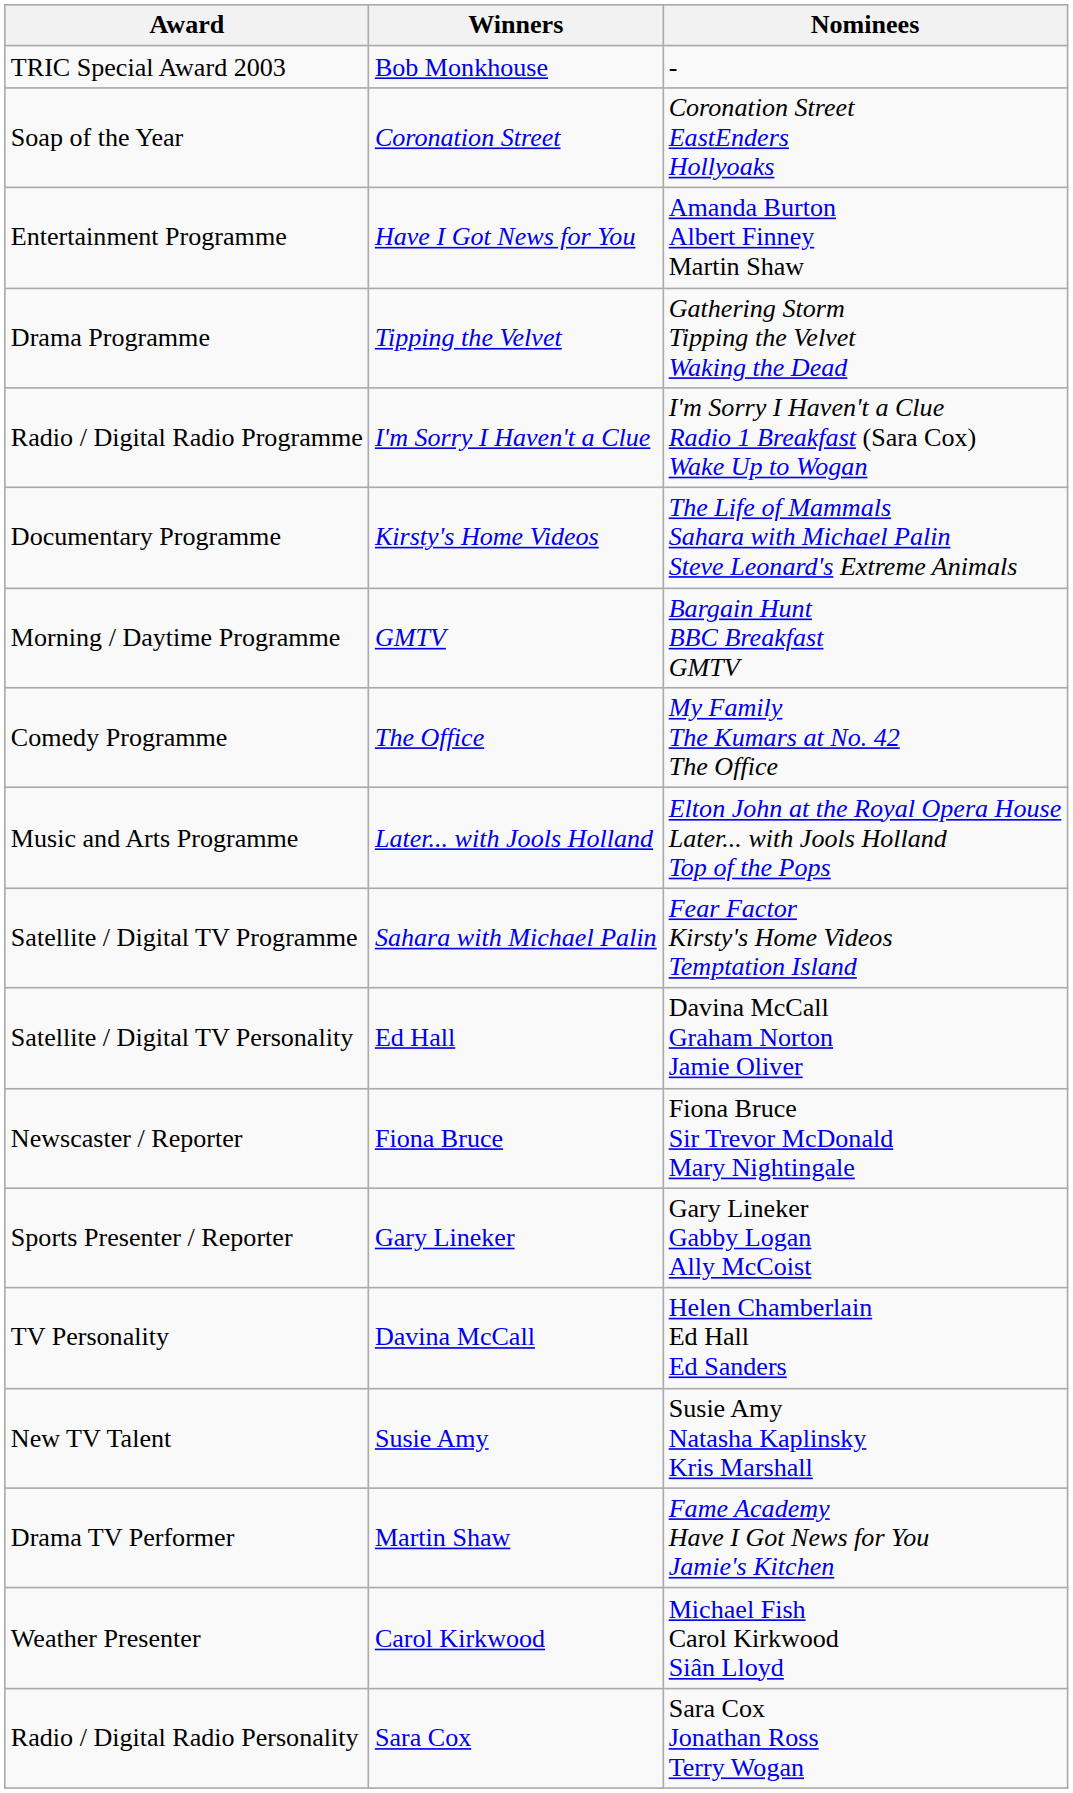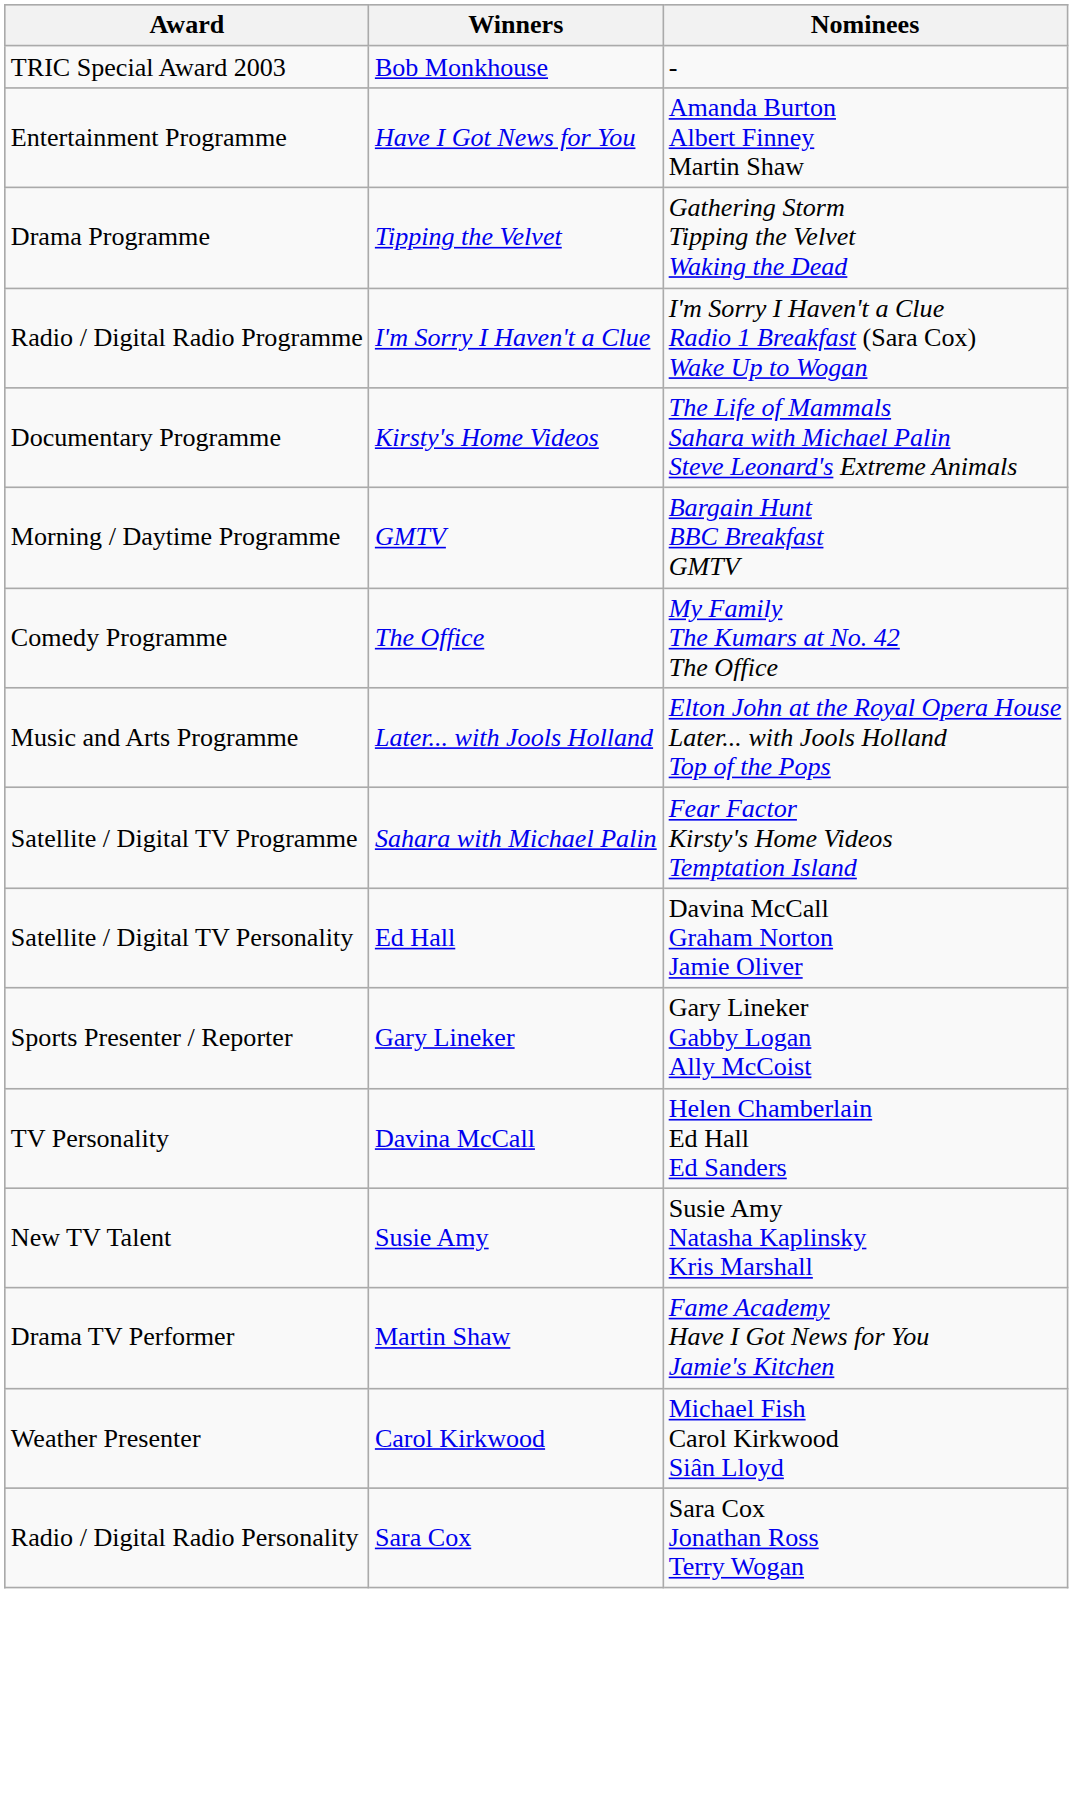- row: (97, 137)
- row: (127, 1137)
